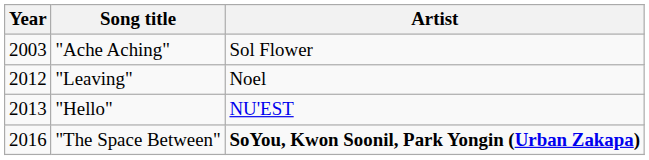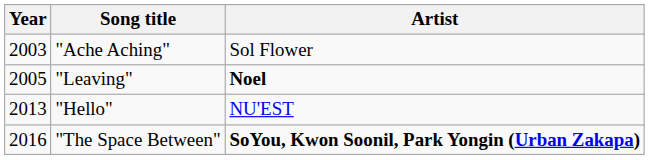(28, 79) 2012 -> (28, 79) 2005
(248, 79) normal -> (248, 79) bold
